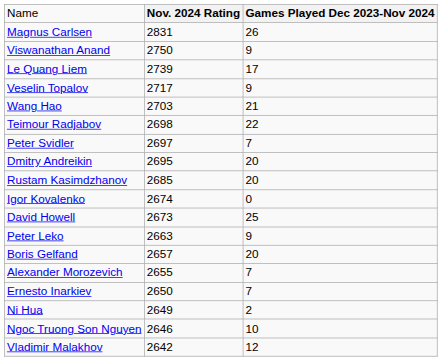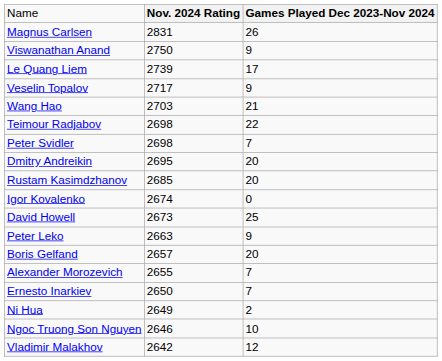(160, 143) 2697 -> (160, 143) 2698
